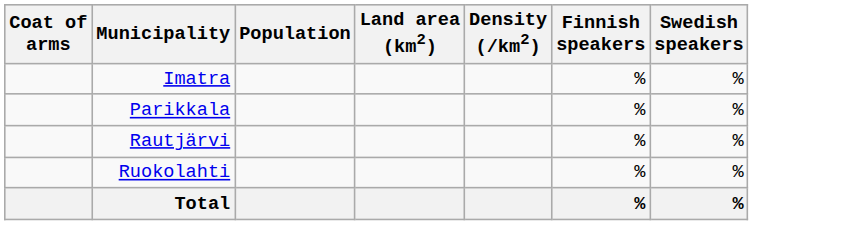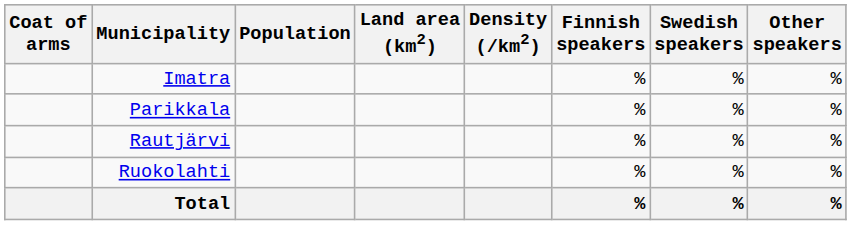+ column: (797, 34)
